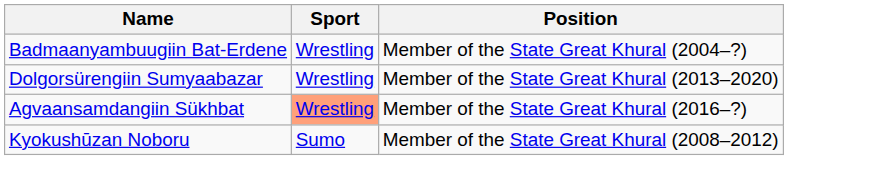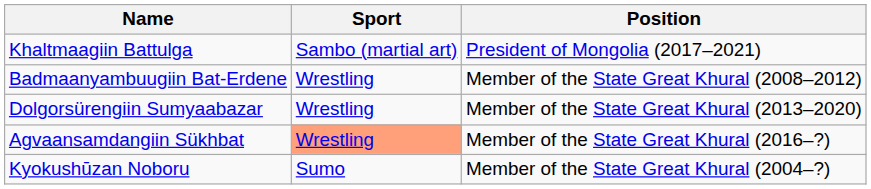+ row: (101, 49)
(565, 49) Member of the State Great Khural (2004–?) -> (664, 79) Member of the State Great Khural (2008–2012)
(581, 139) Member of the State Great Khural (2008–2012) -> (648, 169) Member of the State Great Khural (2004–?)
